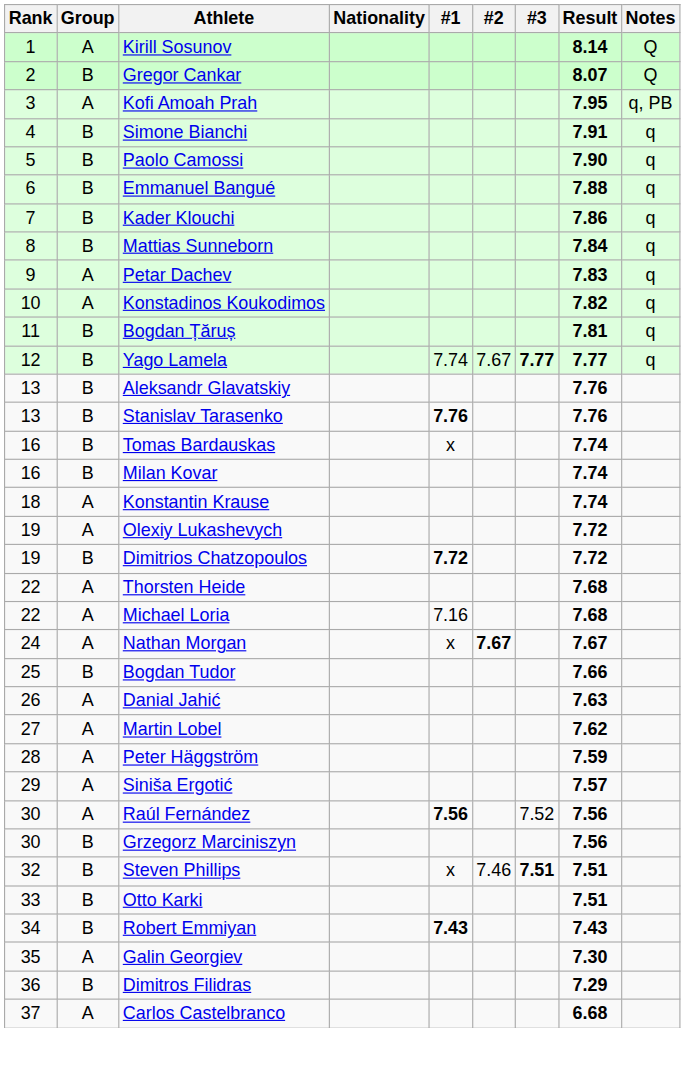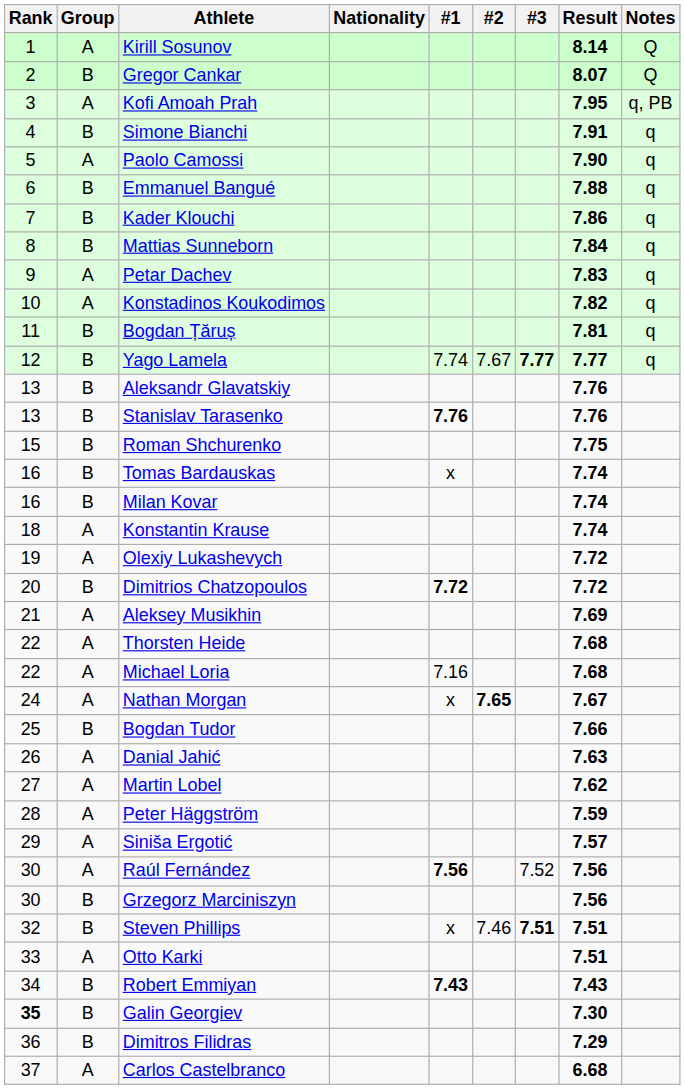(88, 160) B -> (88, 160) A
+ row: (202, 445)
(31, 558) 19 -> (31, 587) 20
+ row: (192, 615)
(494, 643) 7.67 -> (494, 700) 7.65
(88, 899) B -> (88, 956) A
(31, 956) normal -> (31, 1013) bold
(88, 956) A -> (88, 1013) B
